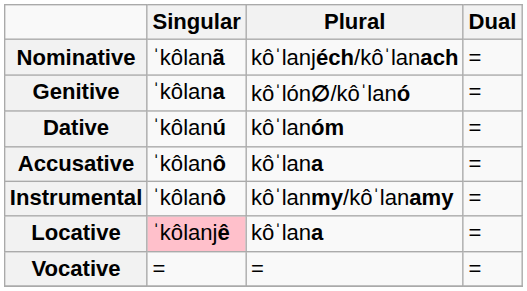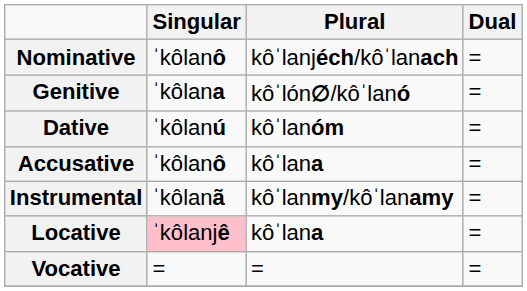(189, 57) ˈkôlanã -> (189, 57) ˈkôlanô
(189, 198) ˈkôlanô -> (189, 198) ˈkôlanã
